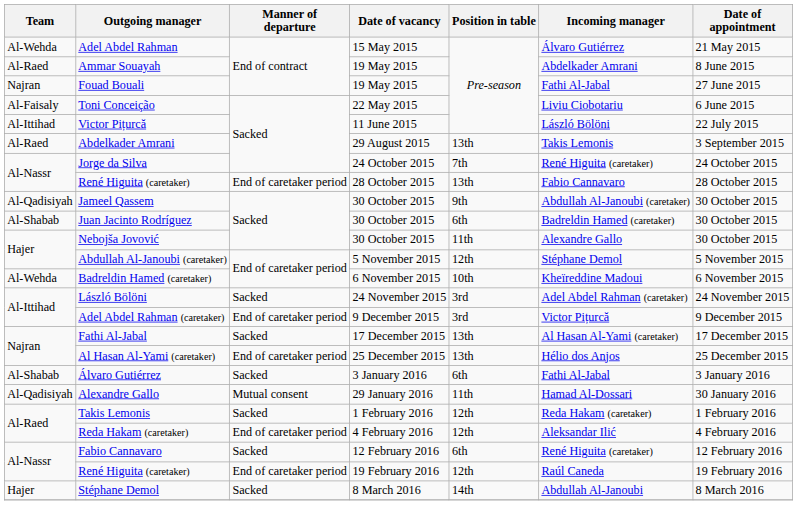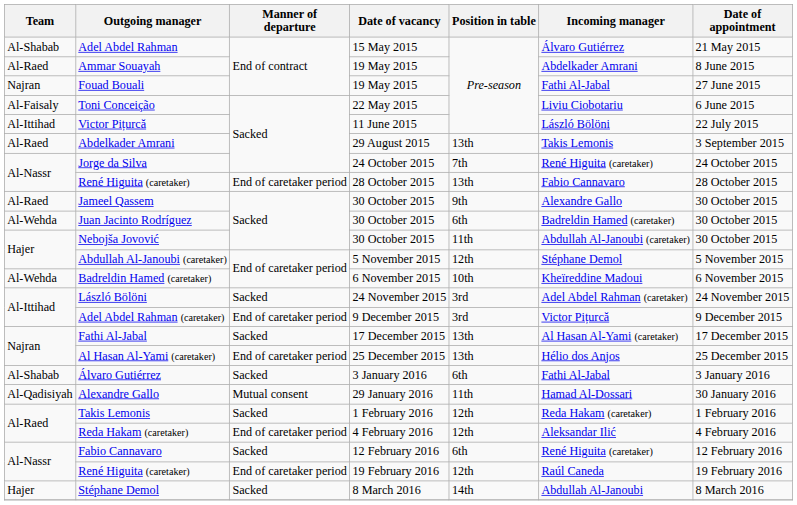(32, 47) Al-Wehda -> (33, 47) Al-Shabab
(40, 201) Al-Qadisiyah -> (28, 201) Al-Raed
(616, 201) Abdullah Al-Janoubi (caretaker) -> (582, 201) Alexandre Gallo
(33, 220) Al-Shabab -> (32, 220) Al-Wehda
(582, 239) Alexandre Gallo -> (616, 239) Abdullah Al-Janoubi (caretaker)
